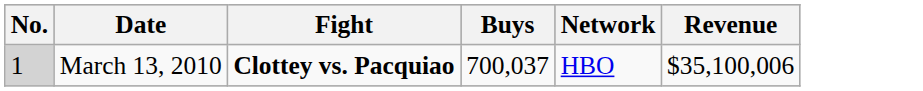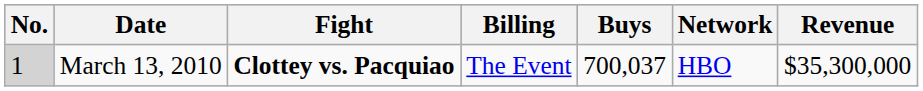+ column: (519, 24)
(731, 65) $35,100,006 -> (848, 65) $35,300,000
